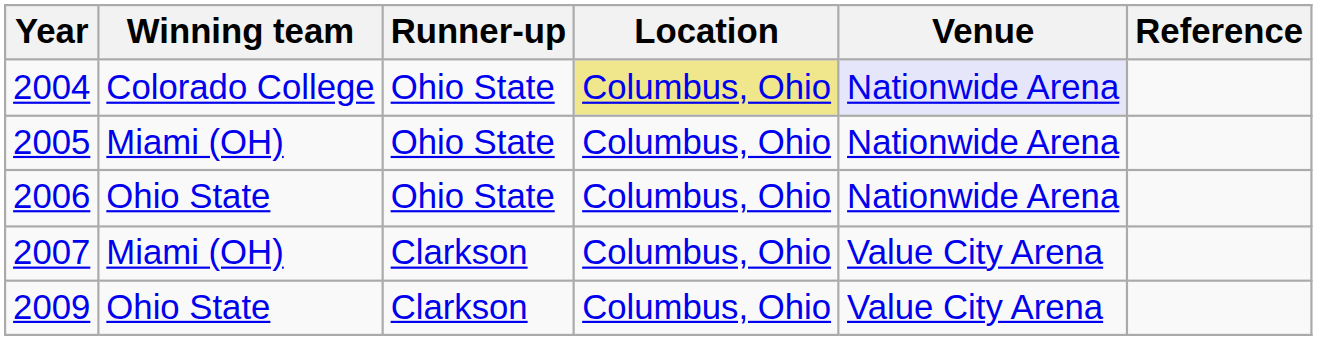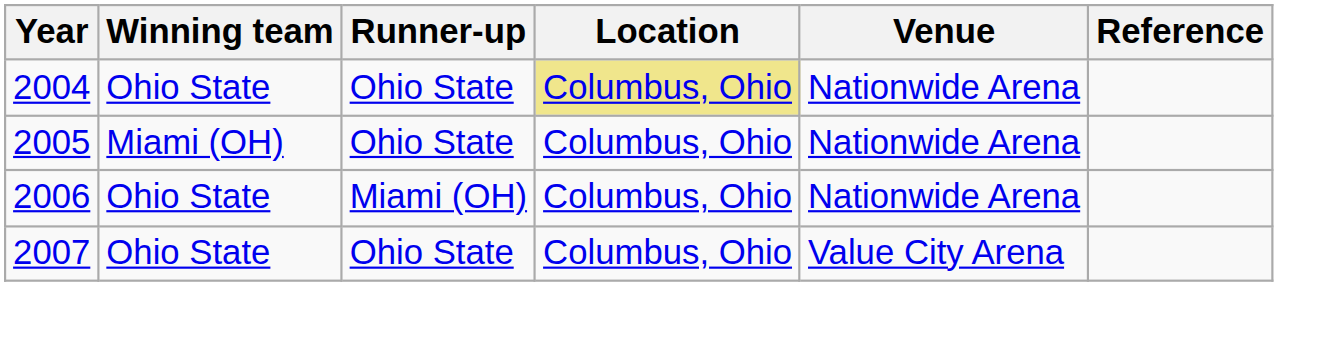(240, 87) Colorado College -> (188, 87) Ohio State
(983, 87) lavender background -> (944, 87) no background
(473, 197) Ohio State -> (438, 197) Miami (OH)
(195, 252) Miami (OH) -> (188, 252) Ohio State
(459, 252) Clarkson -> (432, 252) Ohio State
- row: (52, 307)
